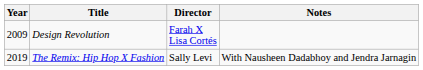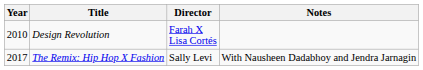(17, 35) 2009 -> (17, 35) 2010
(17, 57) 2019 -> (17, 57) 2017
